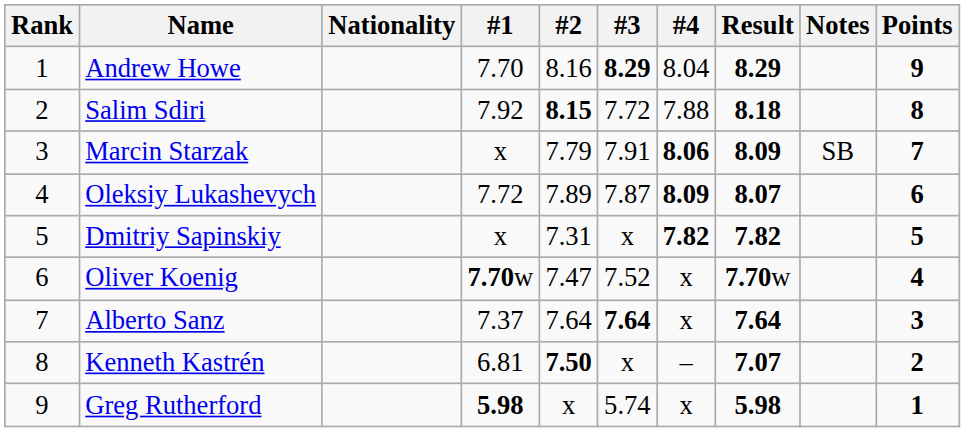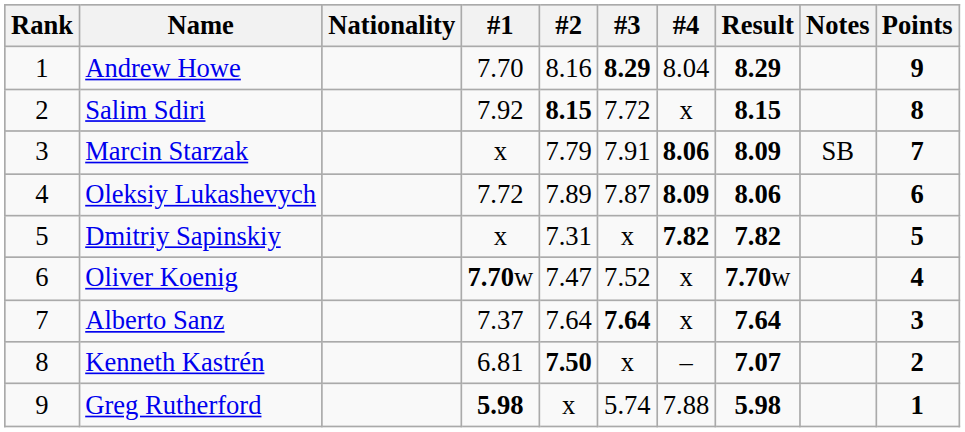(686, 109) 7.88 -> (686, 109) x
(758, 109) 8.18 -> (758, 109) 8.15
(758, 194) 8.07 -> (758, 194) 8.06
(686, 404) x -> (686, 404) 7.88
